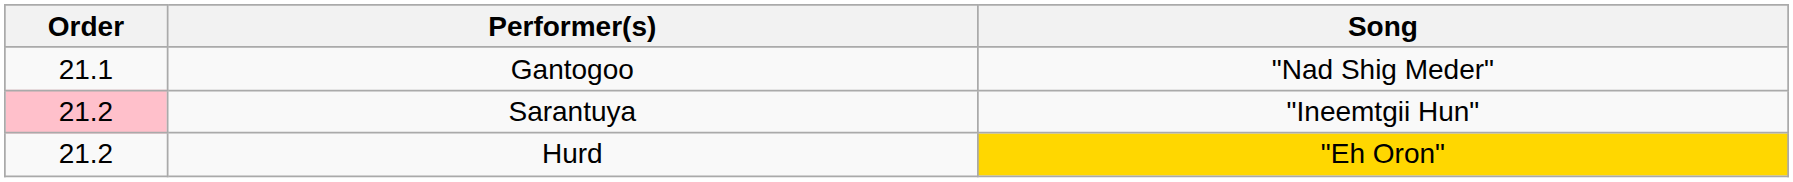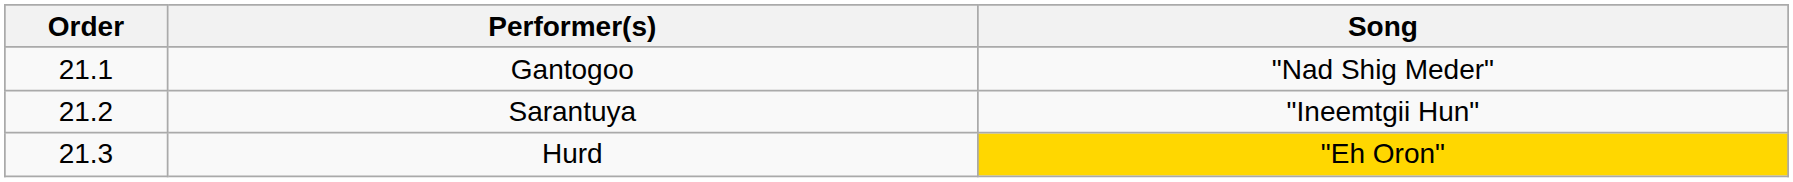(86, 112) pink background -> (86, 112) no background
(86, 154) 21.2 -> (86, 154) 21.3
